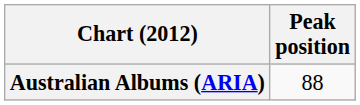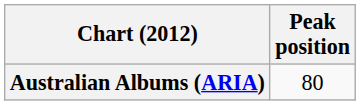(313, 81) 88 -> (313, 81) 80
